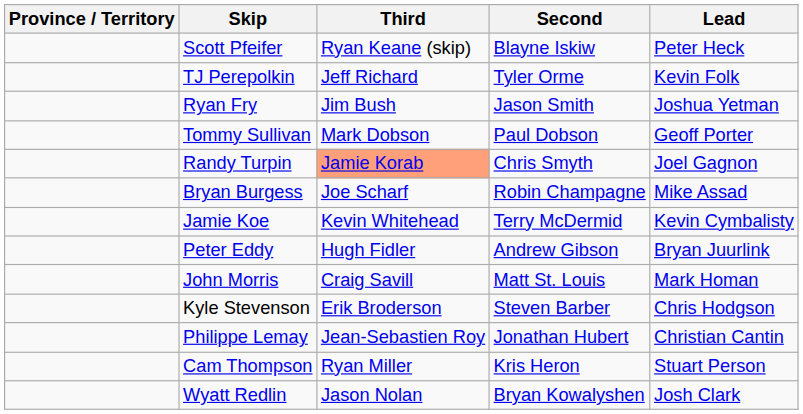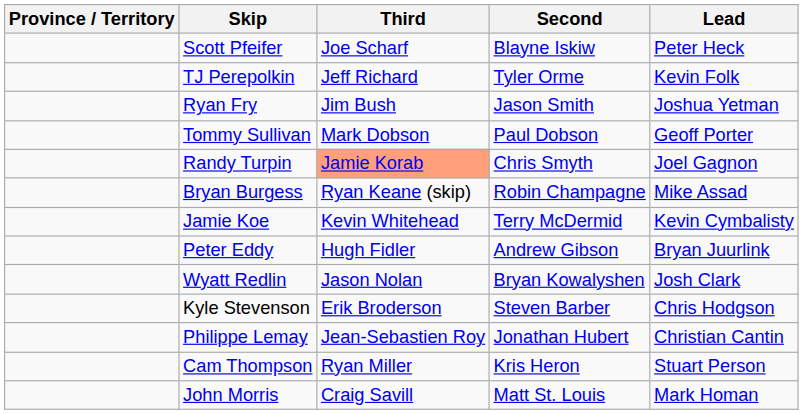(396, 47) Ryan Keane (skip) -> (365, 47) Joe Scharf
(365, 192) Joe Scharf -> (396, 192) Ryan Keane (skip)
rows swapped: (231, 279) <-> (235, 395)
